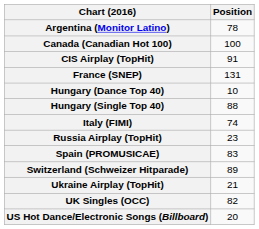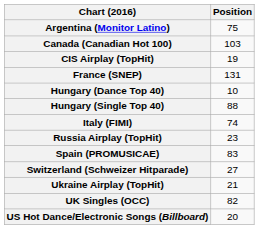(232, 28) 78 -> (232, 28) 75
(232, 43) 100 -> (232, 43) 103
(232, 59) 91 -> (232, 59) 19
(232, 169) 89 -> (232, 169) 27
